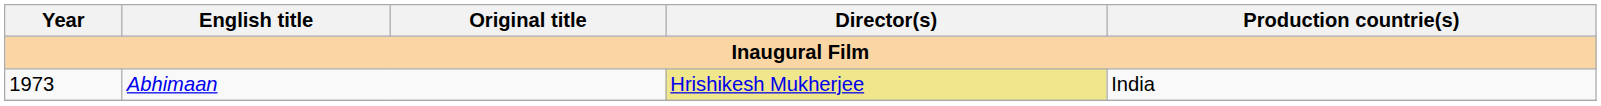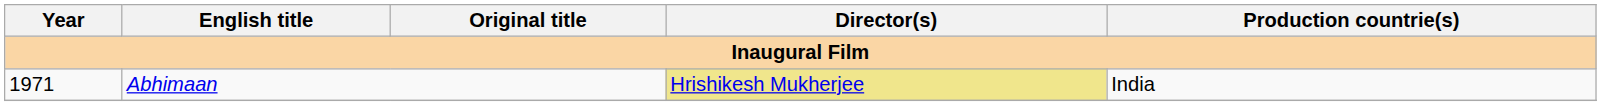(32, 84) 1973 -> (32, 84) 1971
